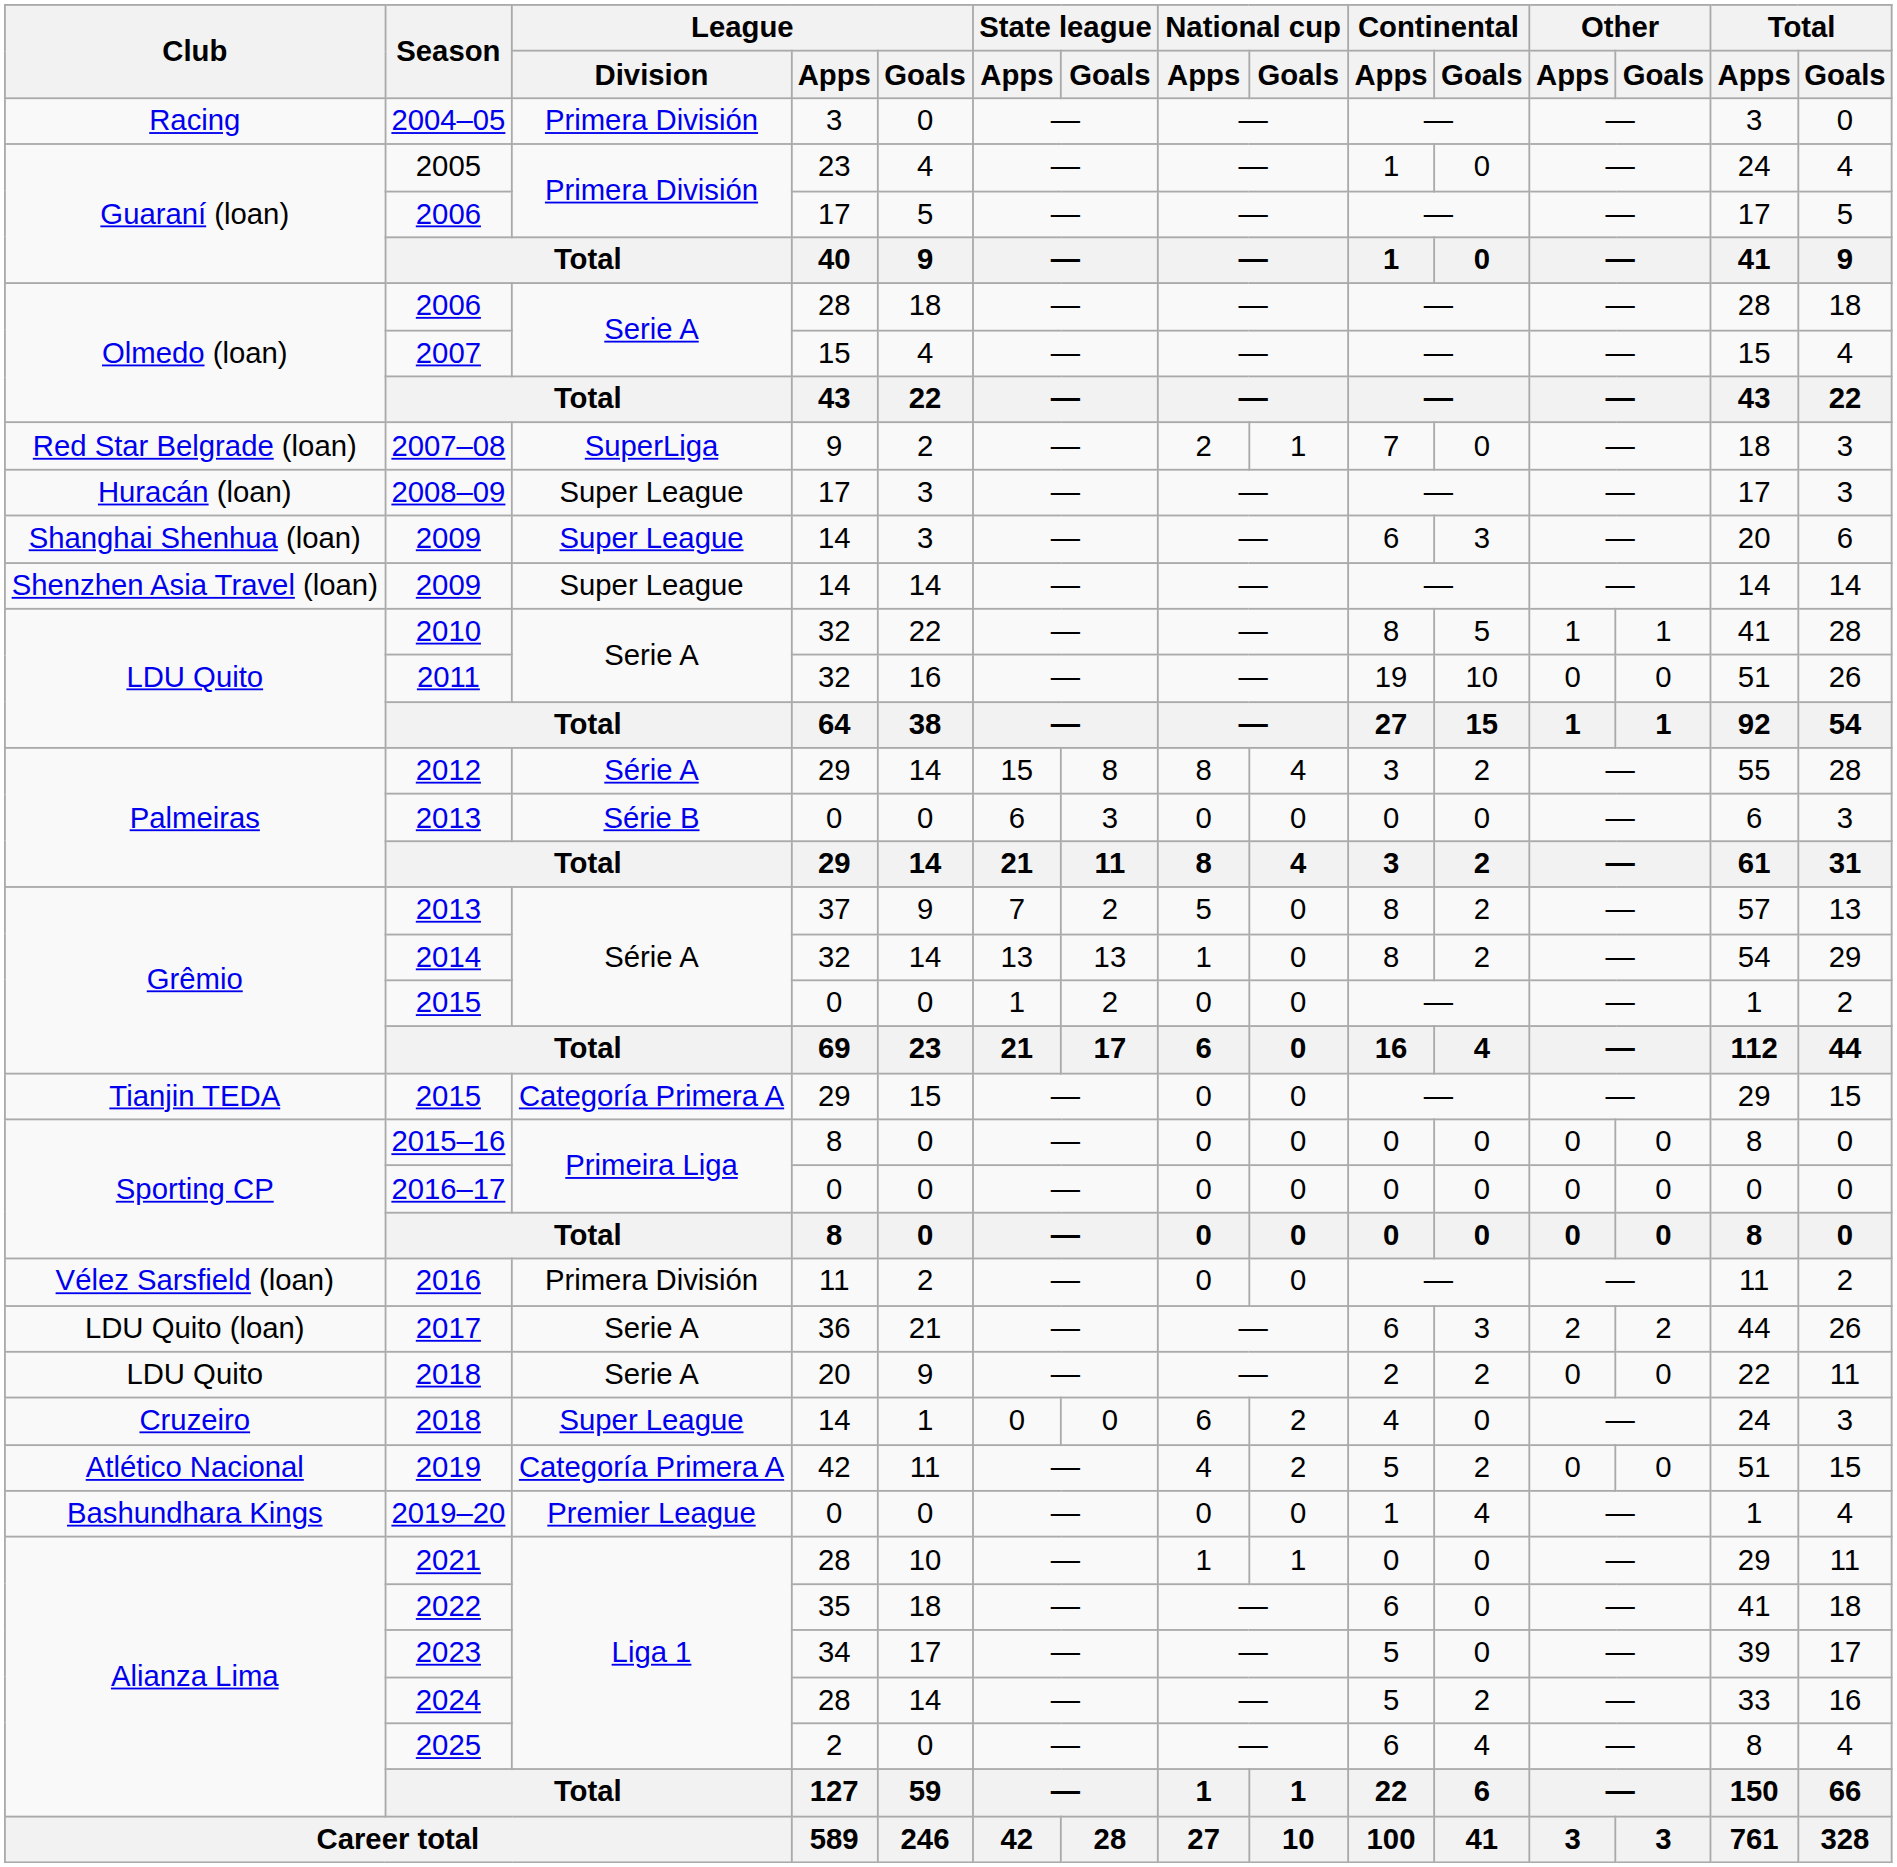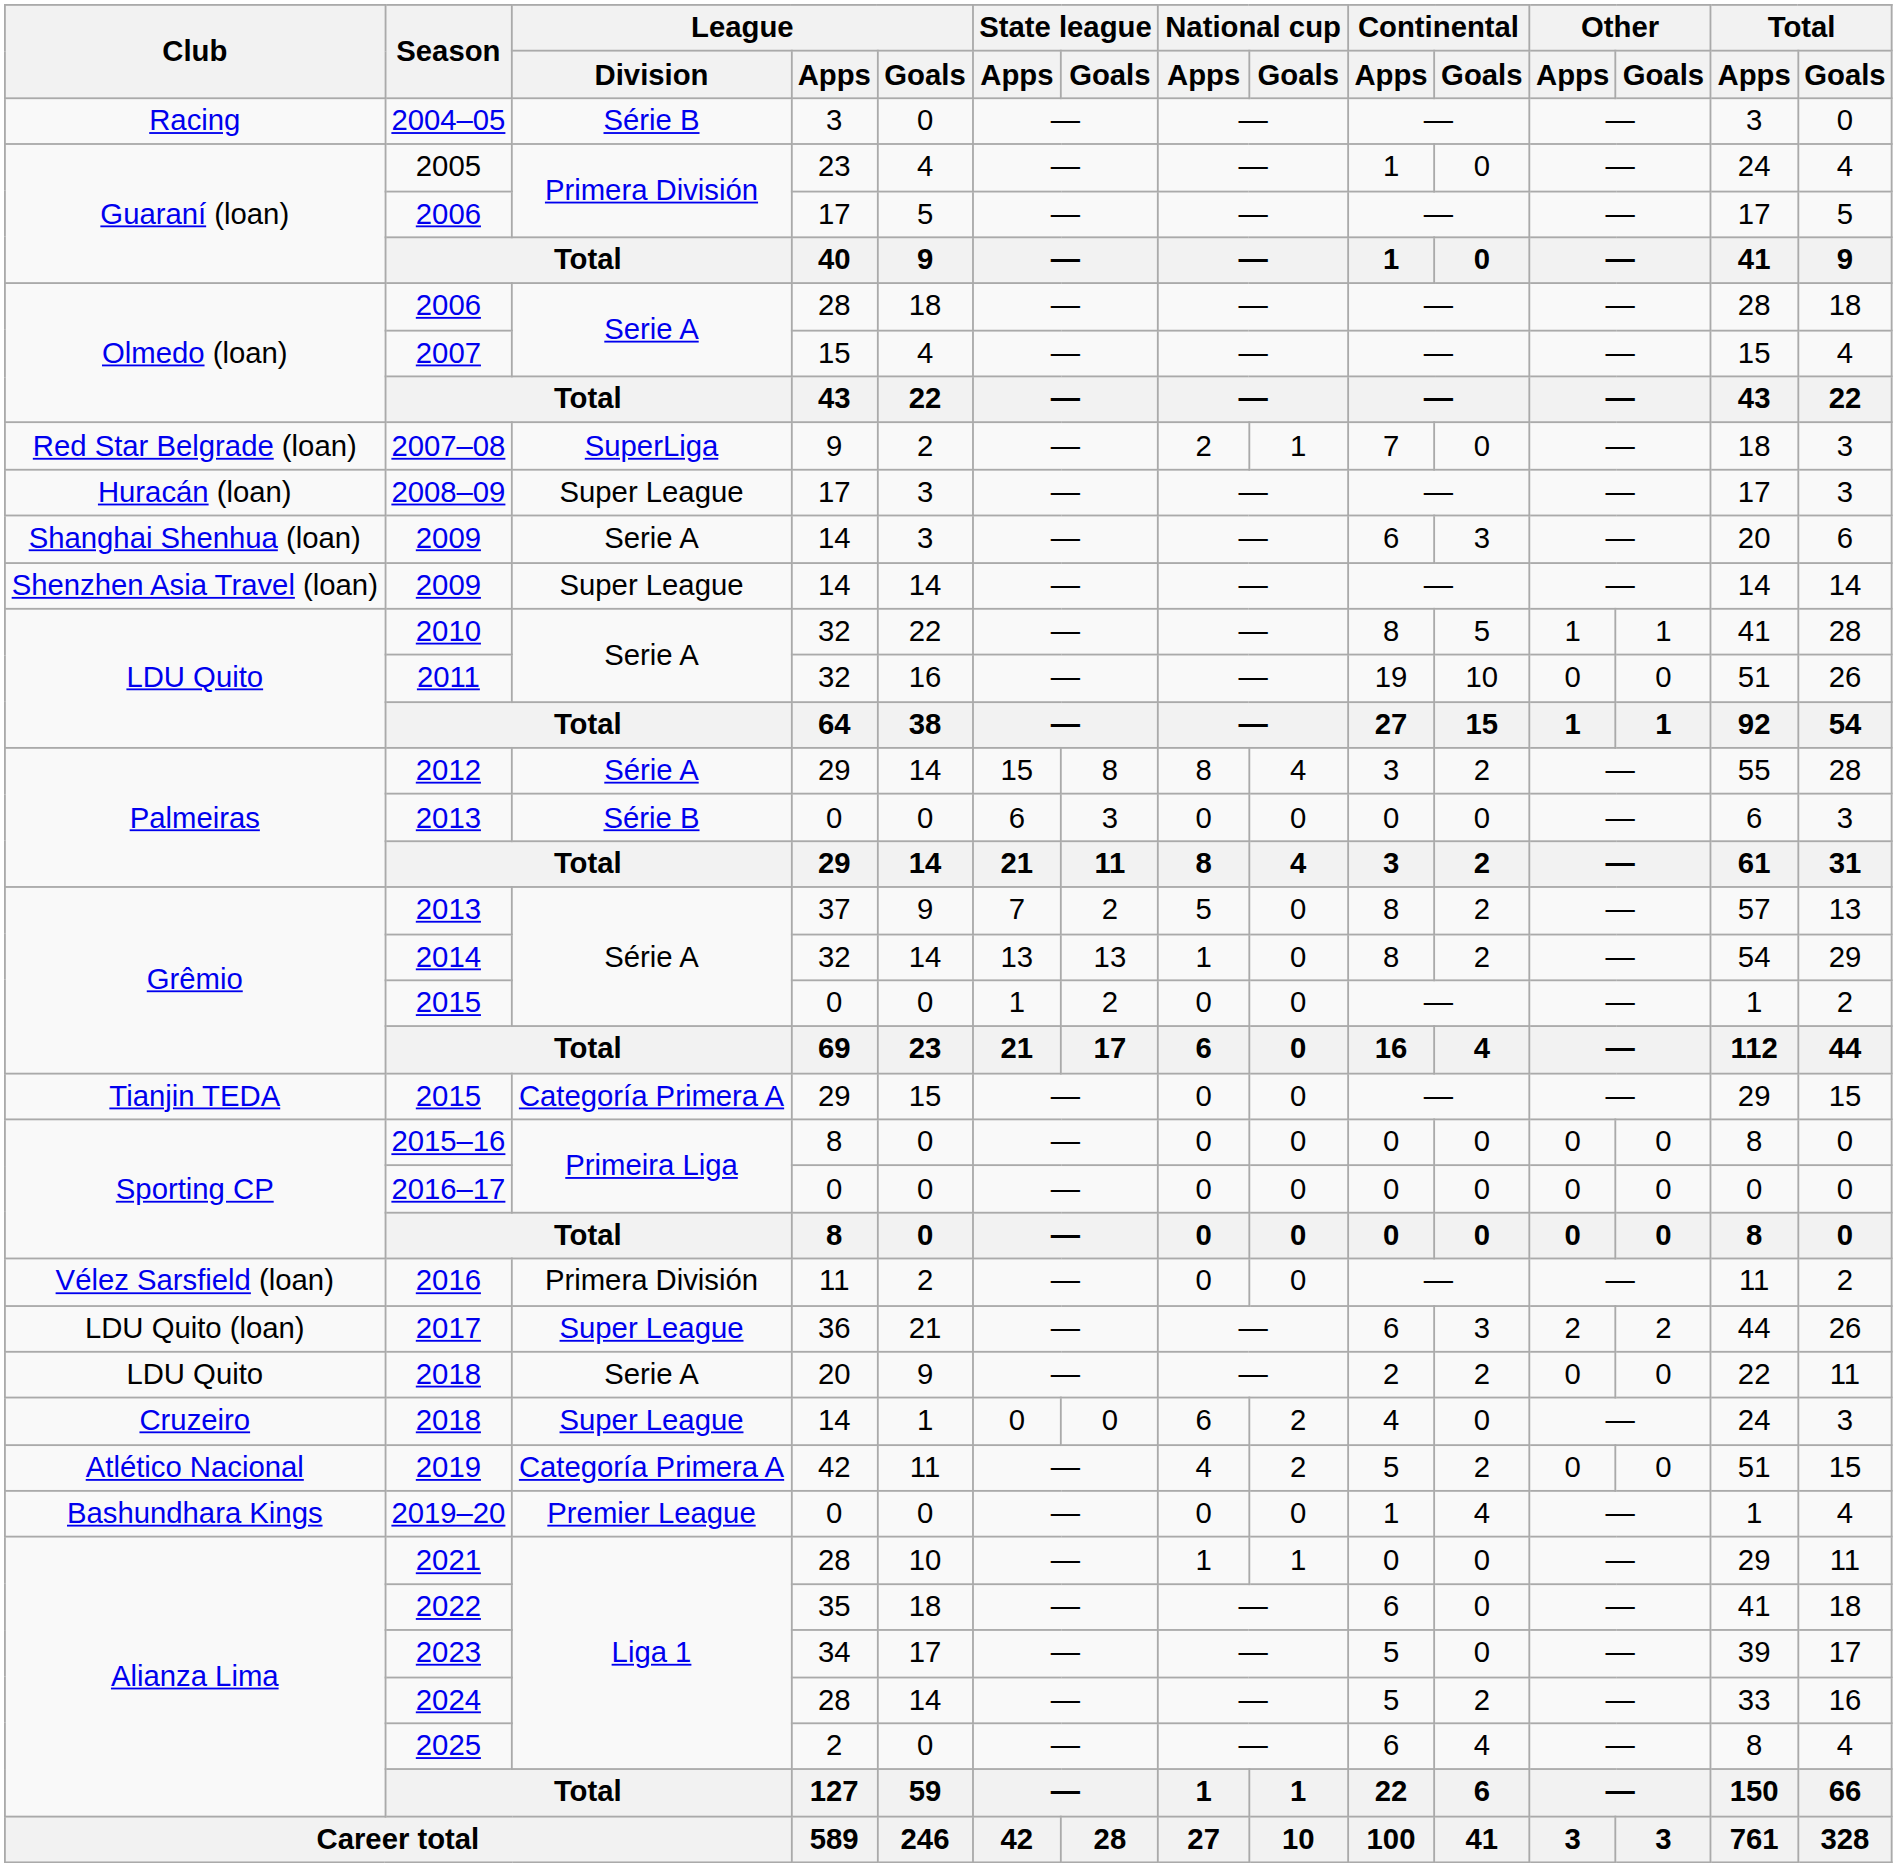(652, 120) Primera División -> (652, 120) Série B
(652, 538) Super League -> (652, 538) Serie A
(652, 1327) Serie A -> (652, 1327) Super League
